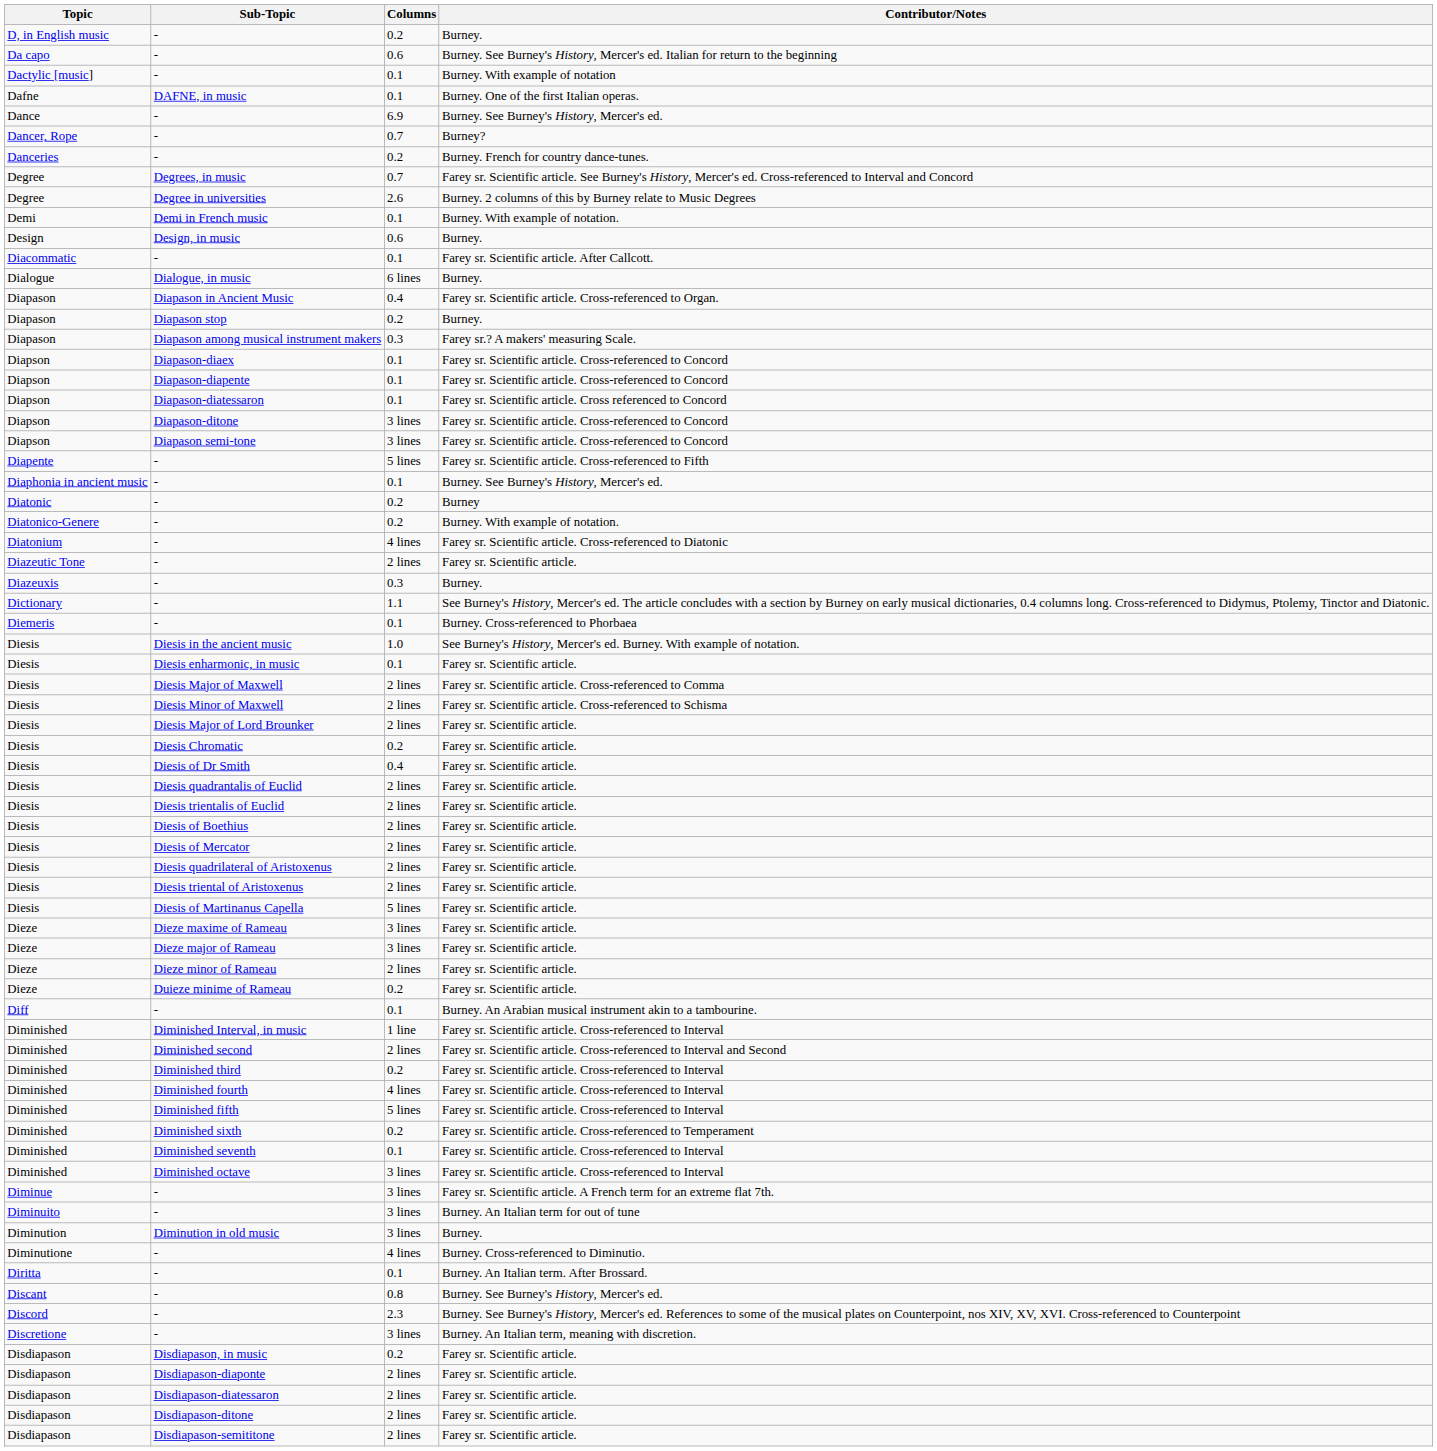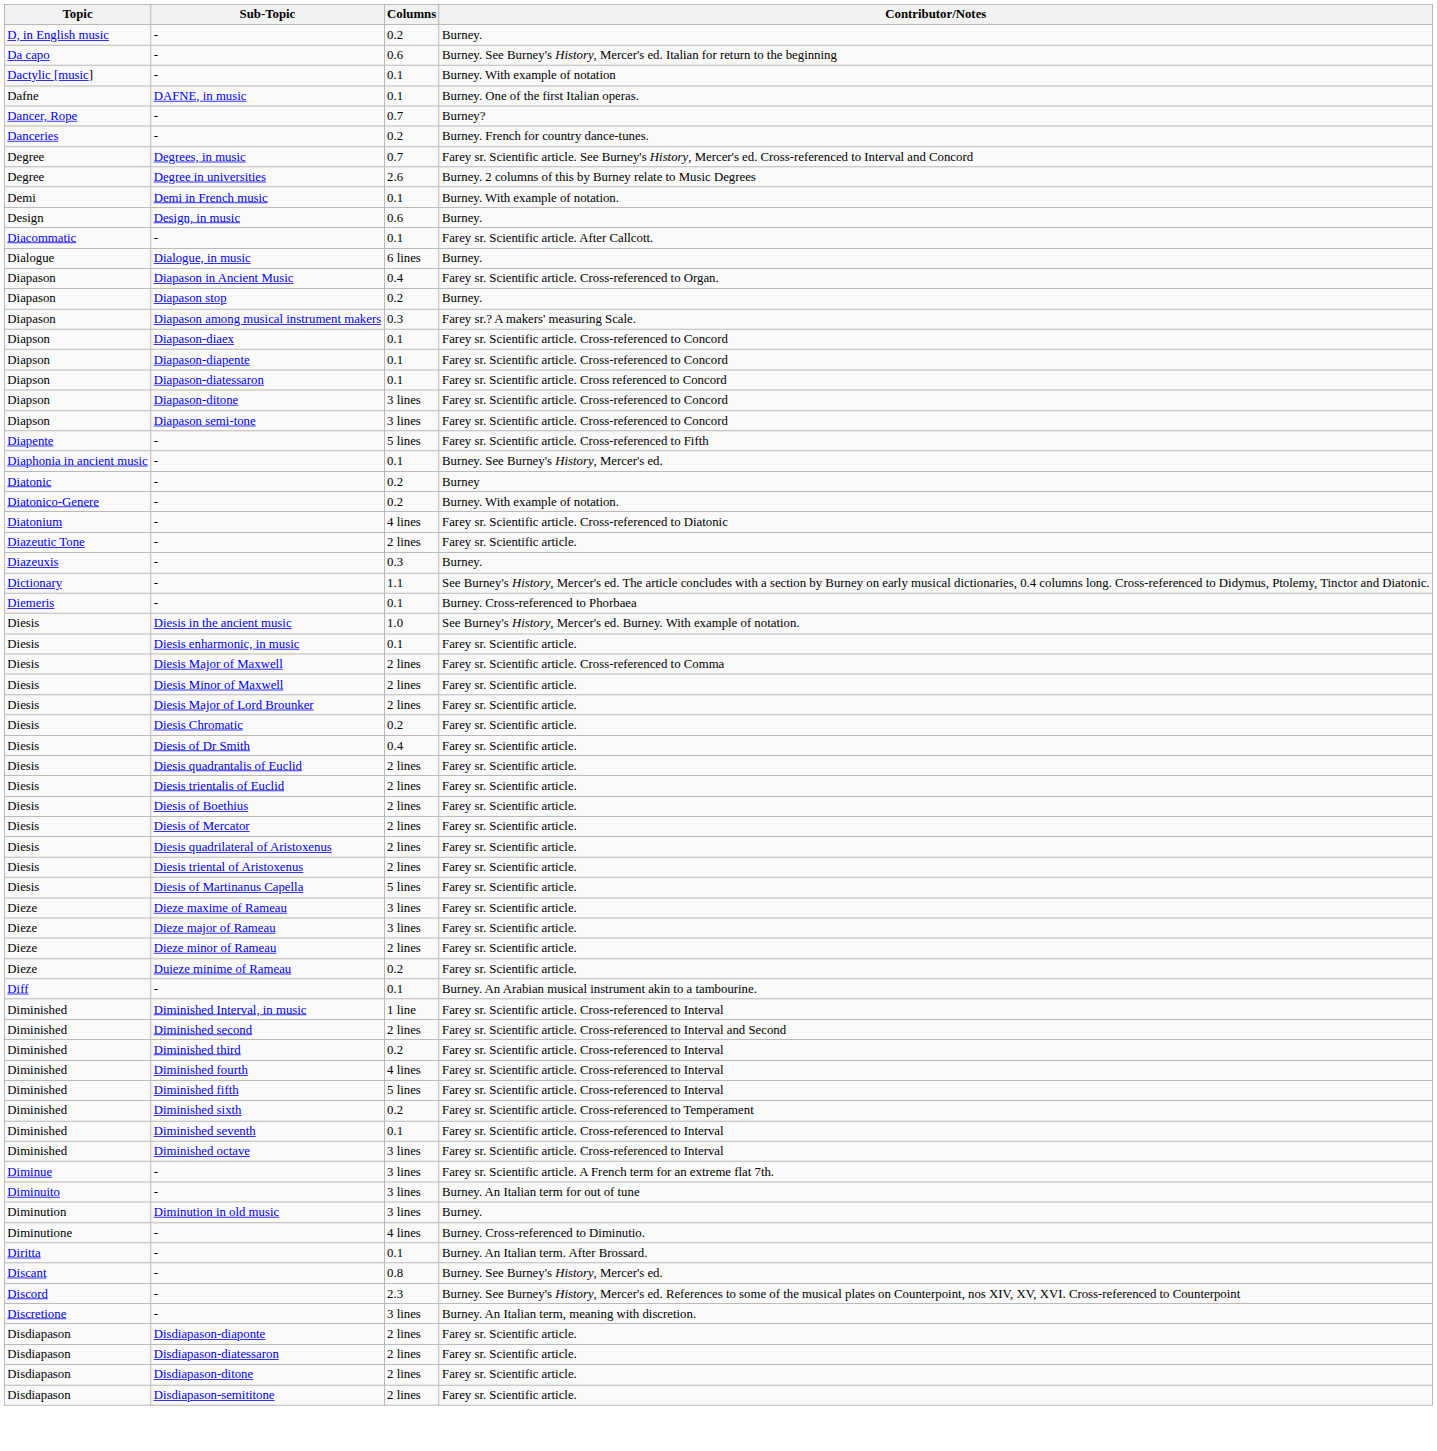- row: (24, 116)
(585, 704) Farey sr. Scientific article. Cross-referenced to Schisma -> (509, 684) Farey sr. Scientific article.
- row: (39, 1354)
